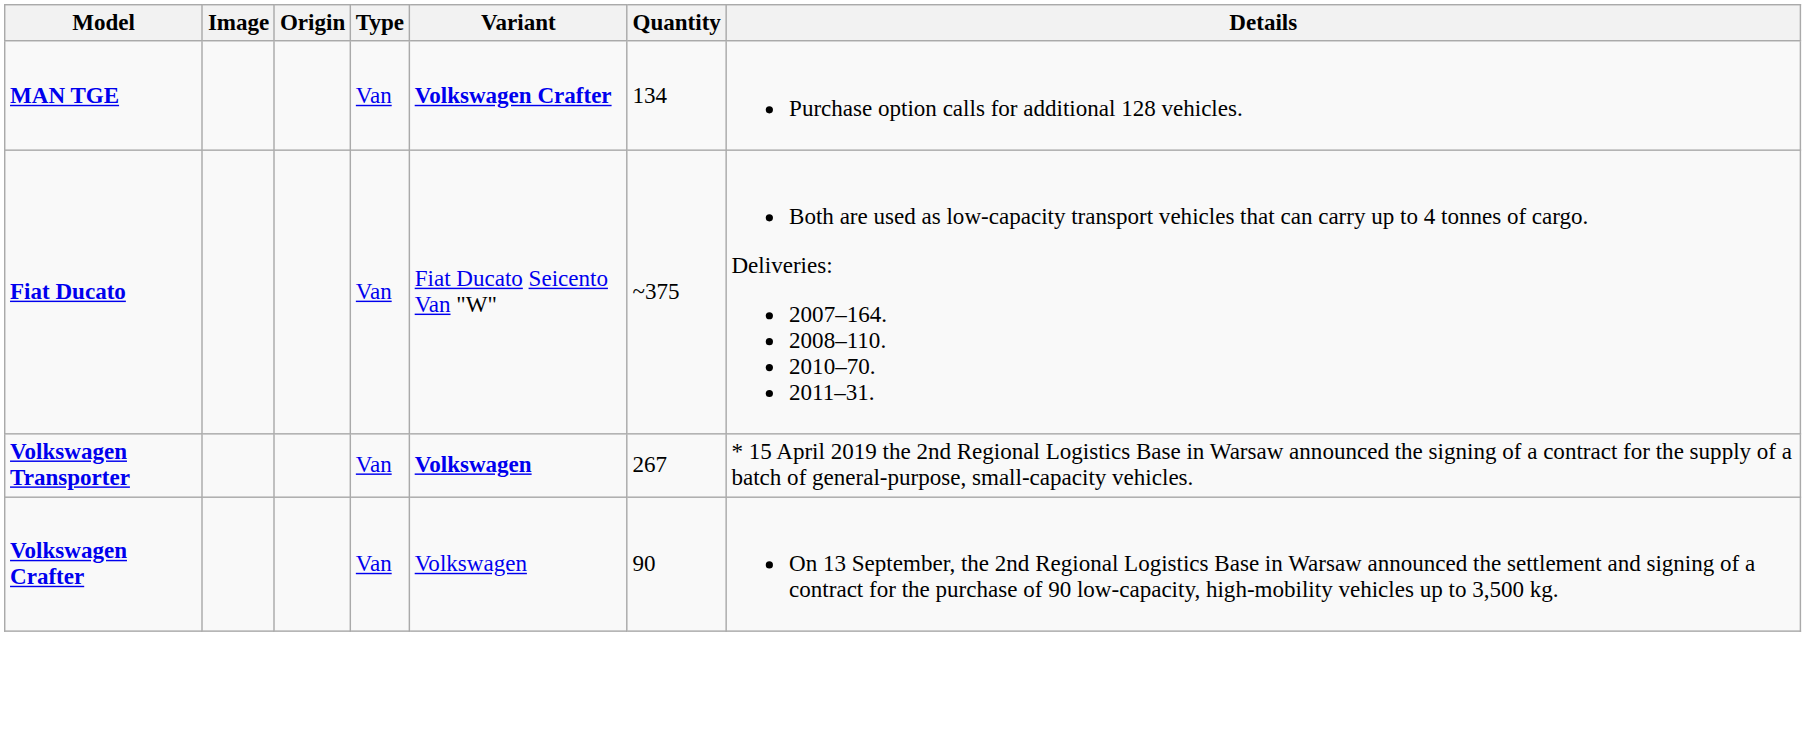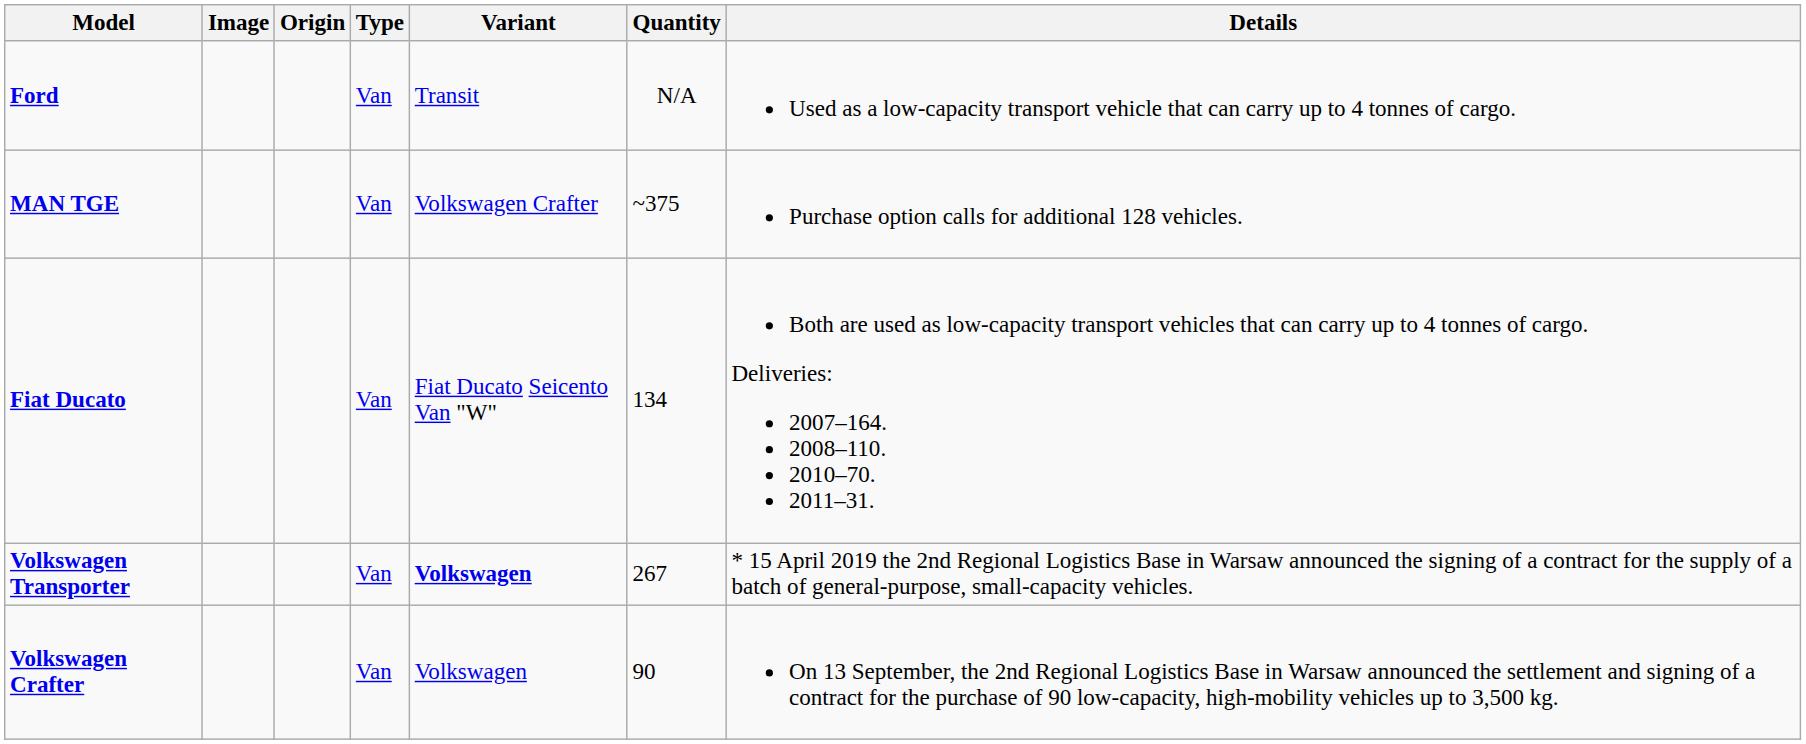+ row: (34, 95)
(513, 95) bold -> (506, 203) normal
(650, 95) 134 -> (656, 203) ~375
(656, 291) ~375 -> (650, 400) 134
